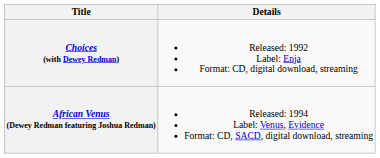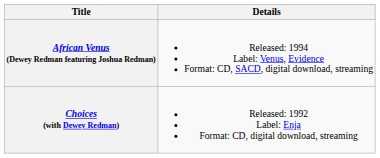rows swapped: (81, 53) <-> (81, 119)
